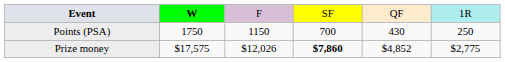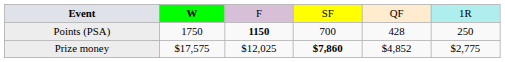(259, 31) normal -> (259, 31) bold
(397, 31) 430 -> (397, 31) 428
(259, 49) $12,026 -> (259, 49) $12,025
